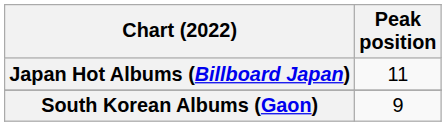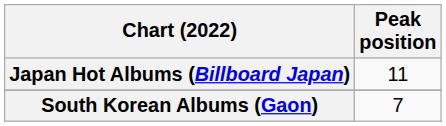(398, 105) 9 -> (398, 105) 7
